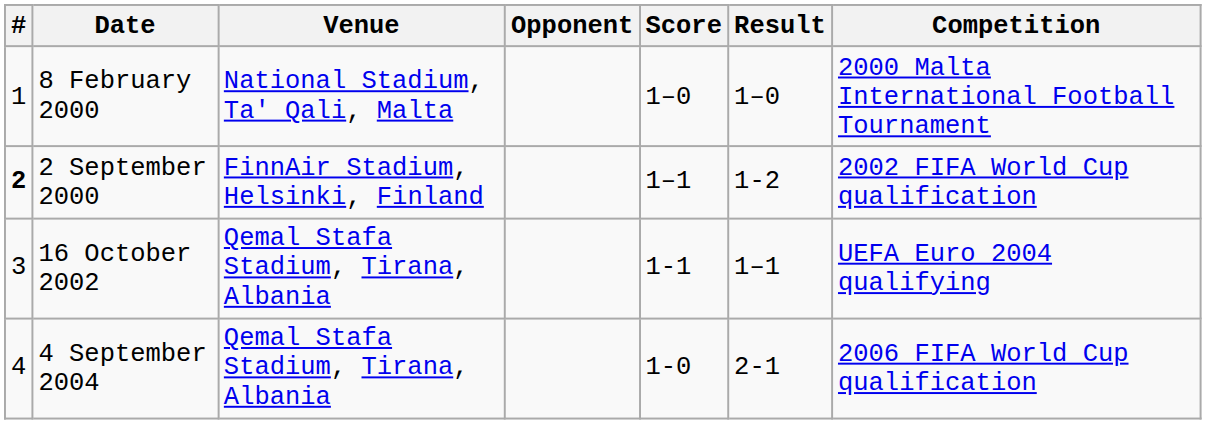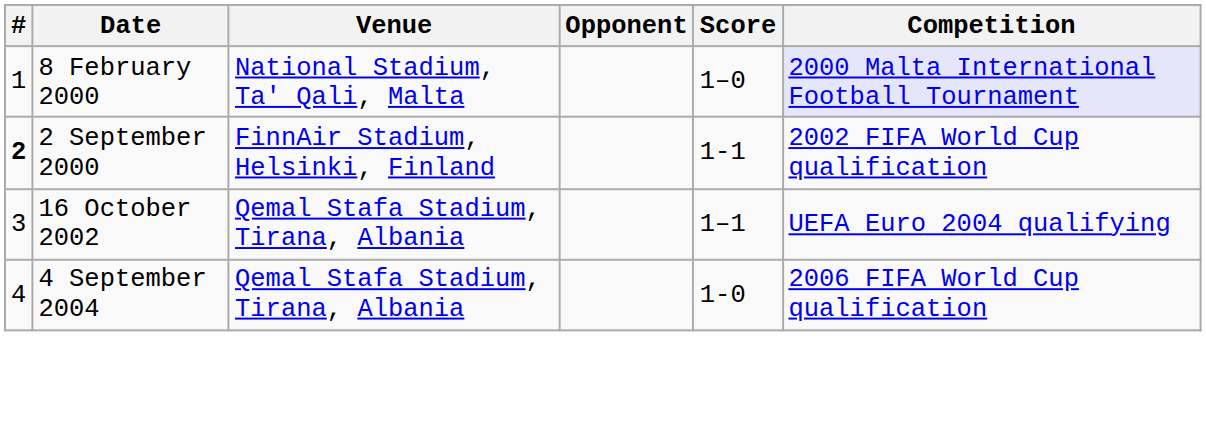- column: (780, 26)
(1006, 97) no background -> (972, 82) lavender background
(668, 182) 1–1 -> (723, 153) 1-1
(668, 268) 1-1 -> (723, 224) 1–1
